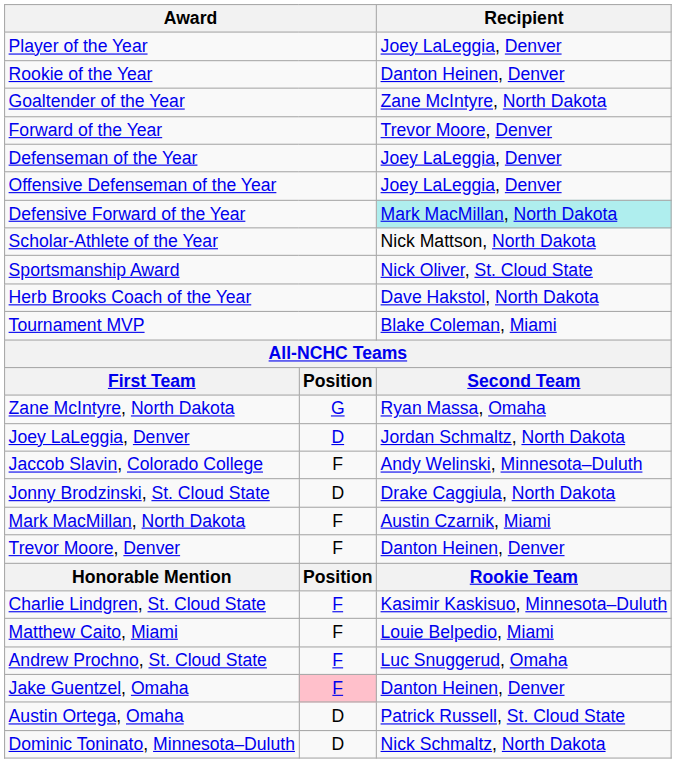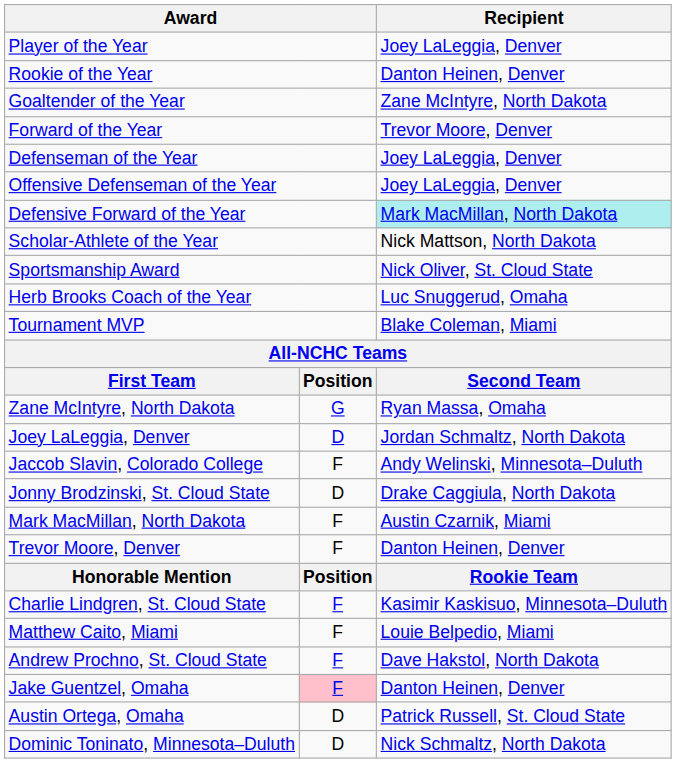(490, 297) Dave Hakstol, North Dakota -> (474, 297) Luc Snuggerud, Omaha
(474, 660) Luc Snuggerud, Omaha -> (490, 660) Dave Hakstol, North Dakota
